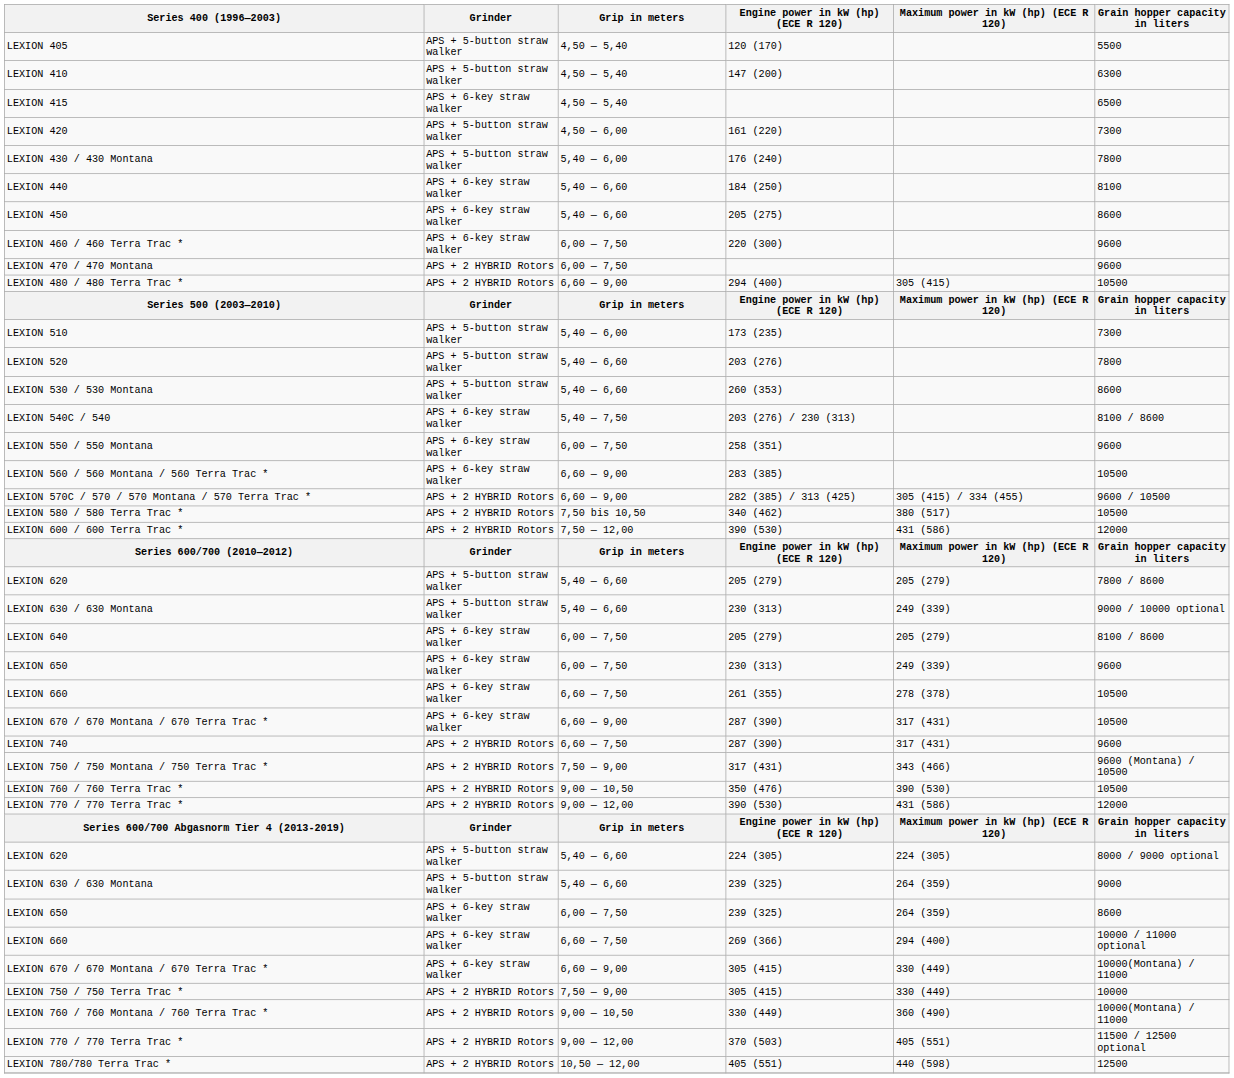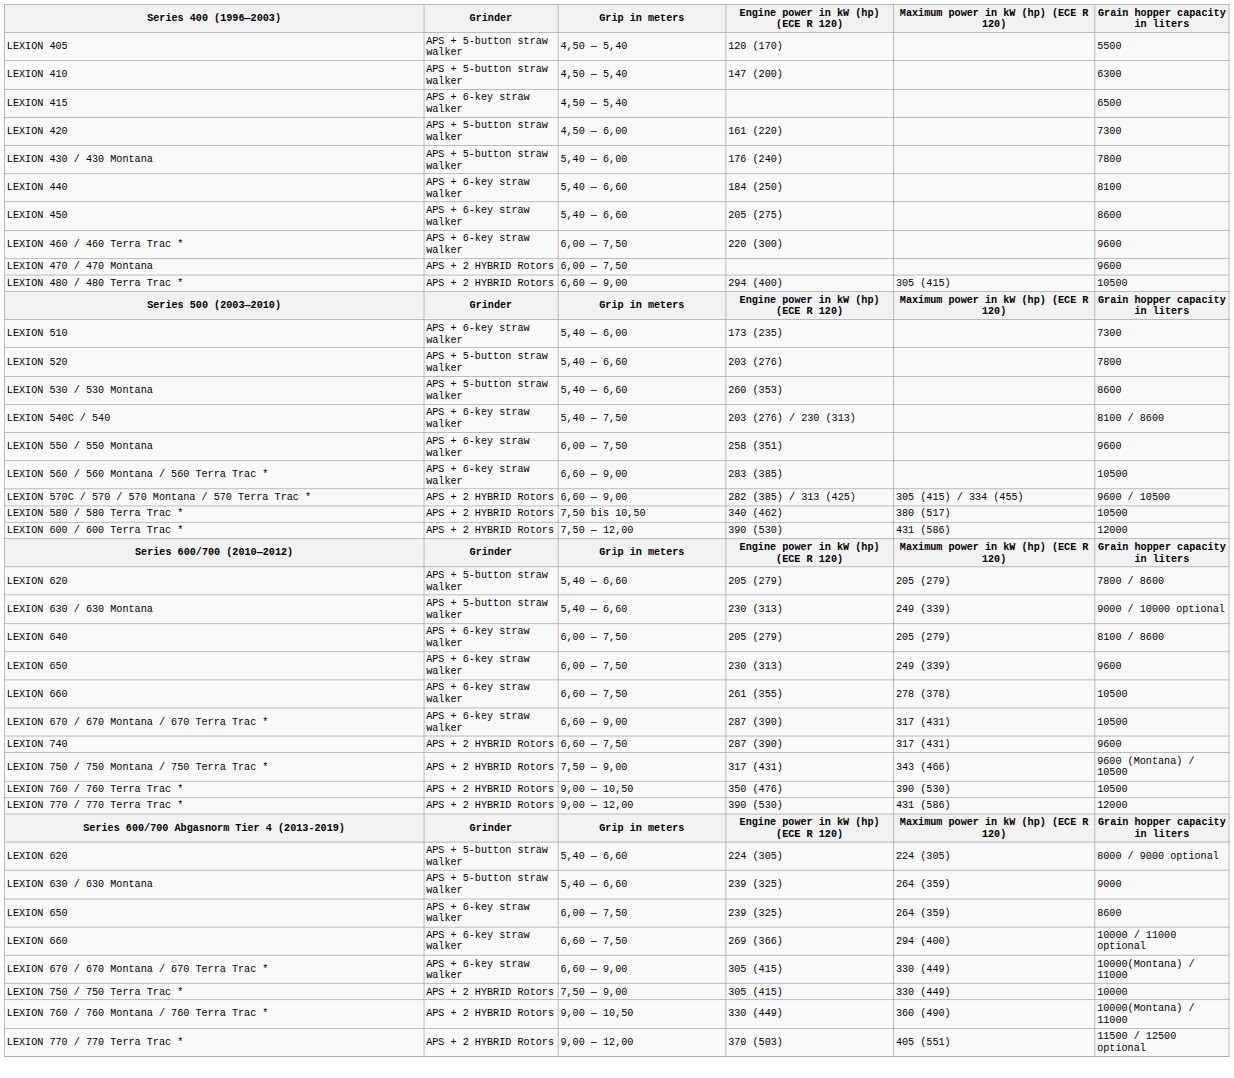(487, 334) APS + 5-button straw walker -> (478, 334) APS + 6-key straw walker
- row: (89, 1065)
